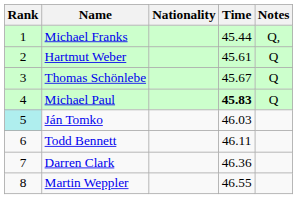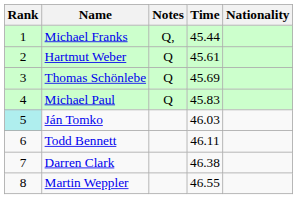columns swapped: (184, 15) <-> (274, 15)
(237, 78) 45.67 -> (205, 78) 45.69
(237, 99) bold -> (205, 99) normal
(237, 162) 46.36 -> (205, 162) 46.38
